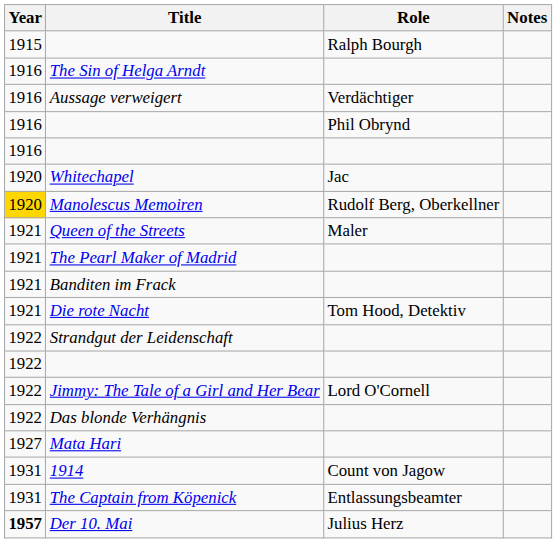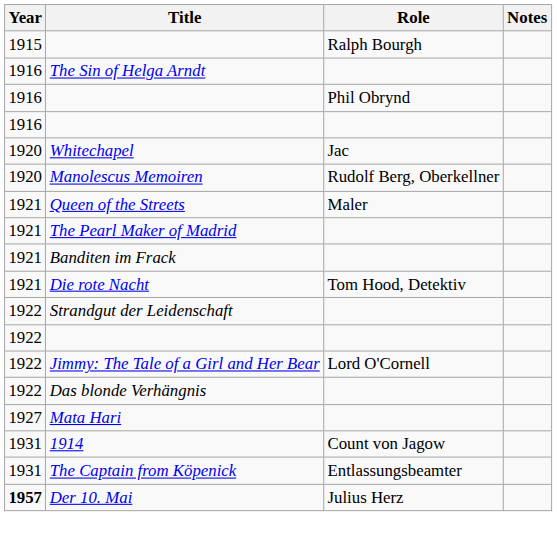- row: (116, 97)
(25, 204) gold background -> (25, 177) no background
